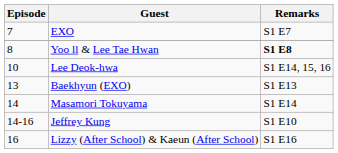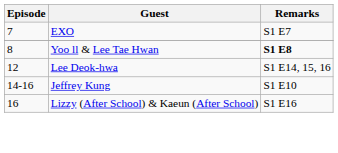(13, 67) 10 -> (13, 67) 12
- row: (91, 85)
- row: (99, 103)
